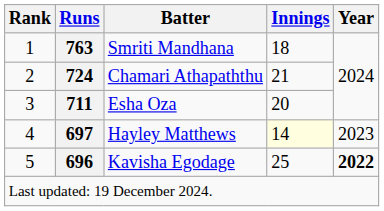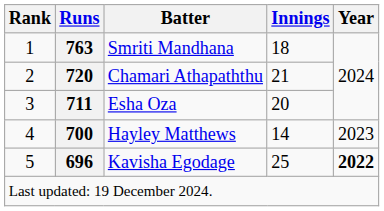(79, 76) 724 -> (79, 76) 720
(79, 133) 697 -> (79, 133) 700
(280, 133) lightyellow background -> (280, 133) no background
